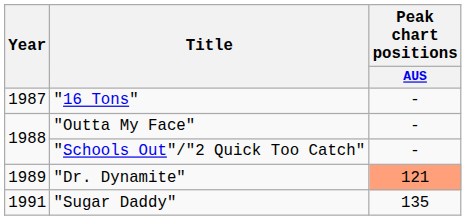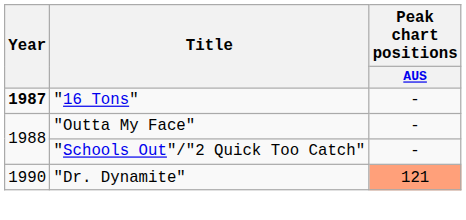(27, 100) normal -> (27, 100) bold
(27, 177) 1989 -> (27, 177) 1990
- row: (115, 203)
